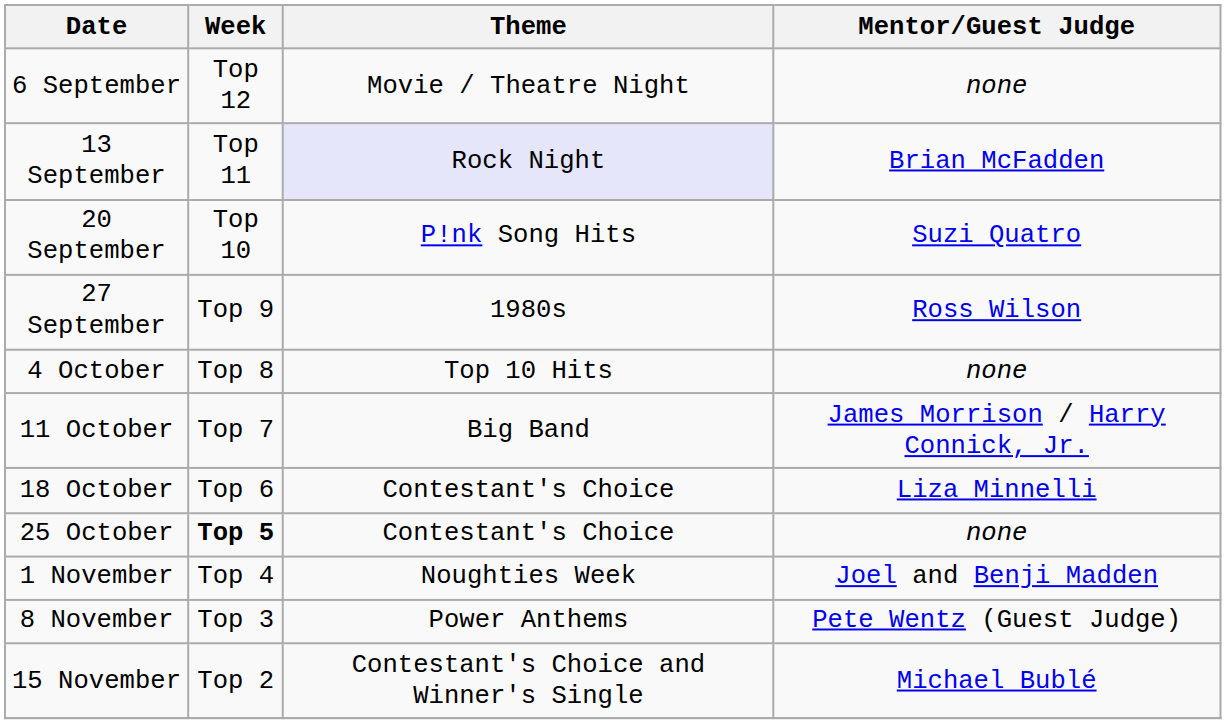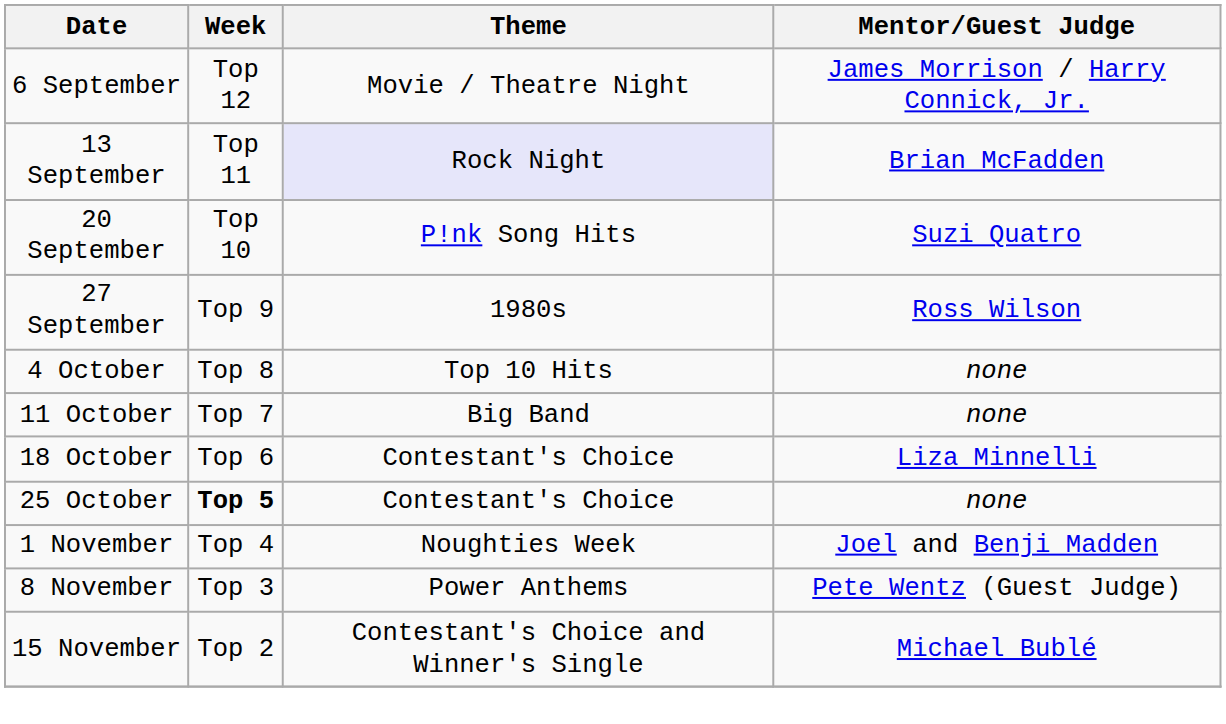(997, 85) none -> (997, 85) James Morrison / Harry Connick, Jr.
(997, 430) James Morrison / Harry Connick, Jr. -> (997, 414) none
